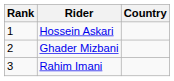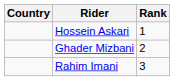columns swapped: (21, 13) <-> (145, 13)
